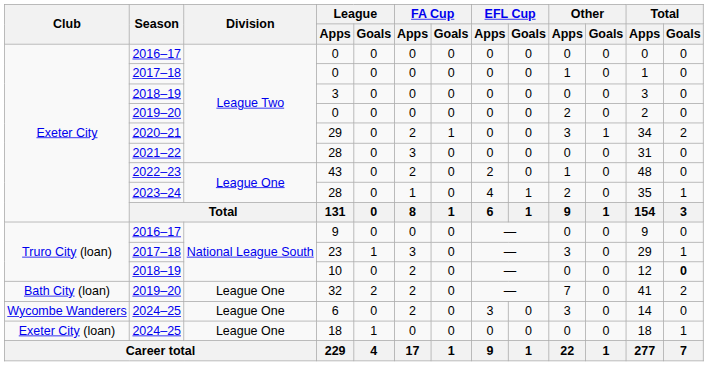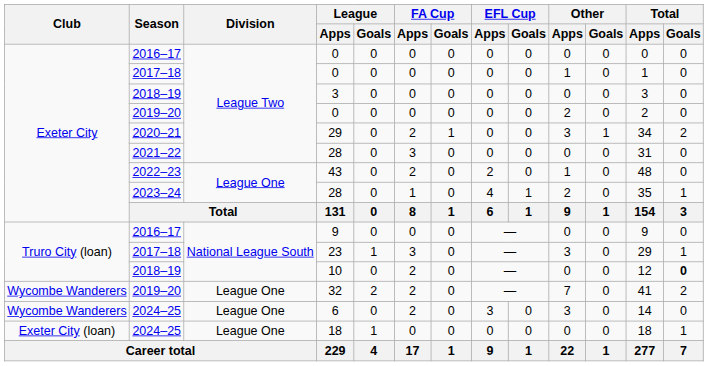(67, 291) Bath City (loan) -> (67, 291) Wycombe Wanderers
